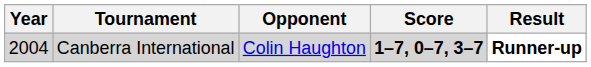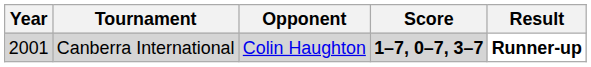(29, 47) 2004 -> (29, 47) 2001
